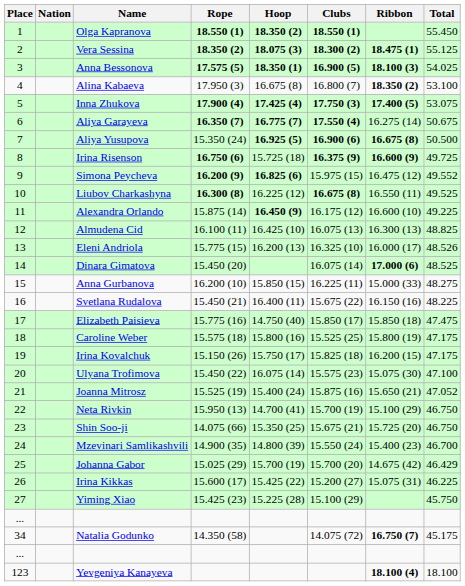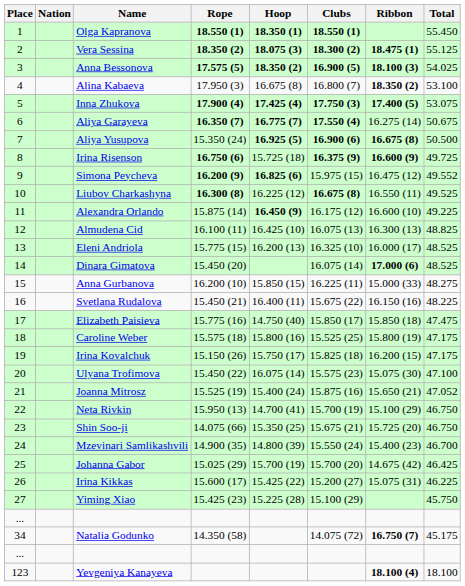(278, 31) 18.350 (2) -> (278, 31) 18.350 (1)
(278, 67) 18.350 (1) -> (278, 67) 18.350 (2)
(442, 247) 48.526 -> (442, 247) 48.525
(442, 463) 46.429 -> (442, 463) 46.425
